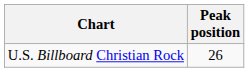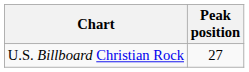(215, 55) 26 -> (215, 55) 27
